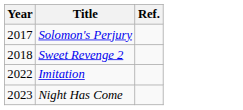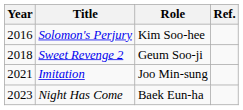+ column: (173, 14)
(20, 34) 2017 -> (20, 34) 2016
(20, 74) 2022 -> (20, 74) 2021
